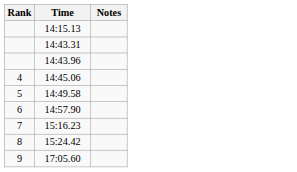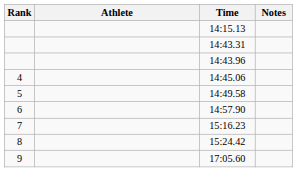+ column: (117, 12)
